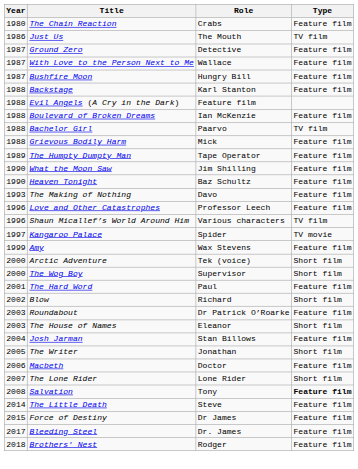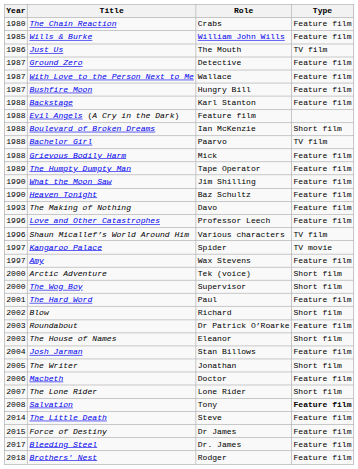+ row: (61, 37)
(322, 116) Feature film -> (318, 129) Short film
(16, 247) 1999 -> (16, 260) 1997
